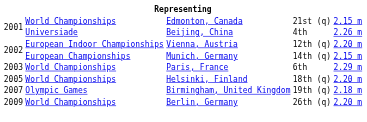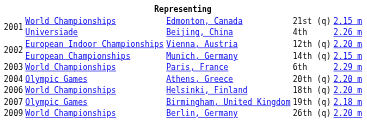+ row: (200, 79)
(13, 79) 2005 -> (13, 91) 2006
